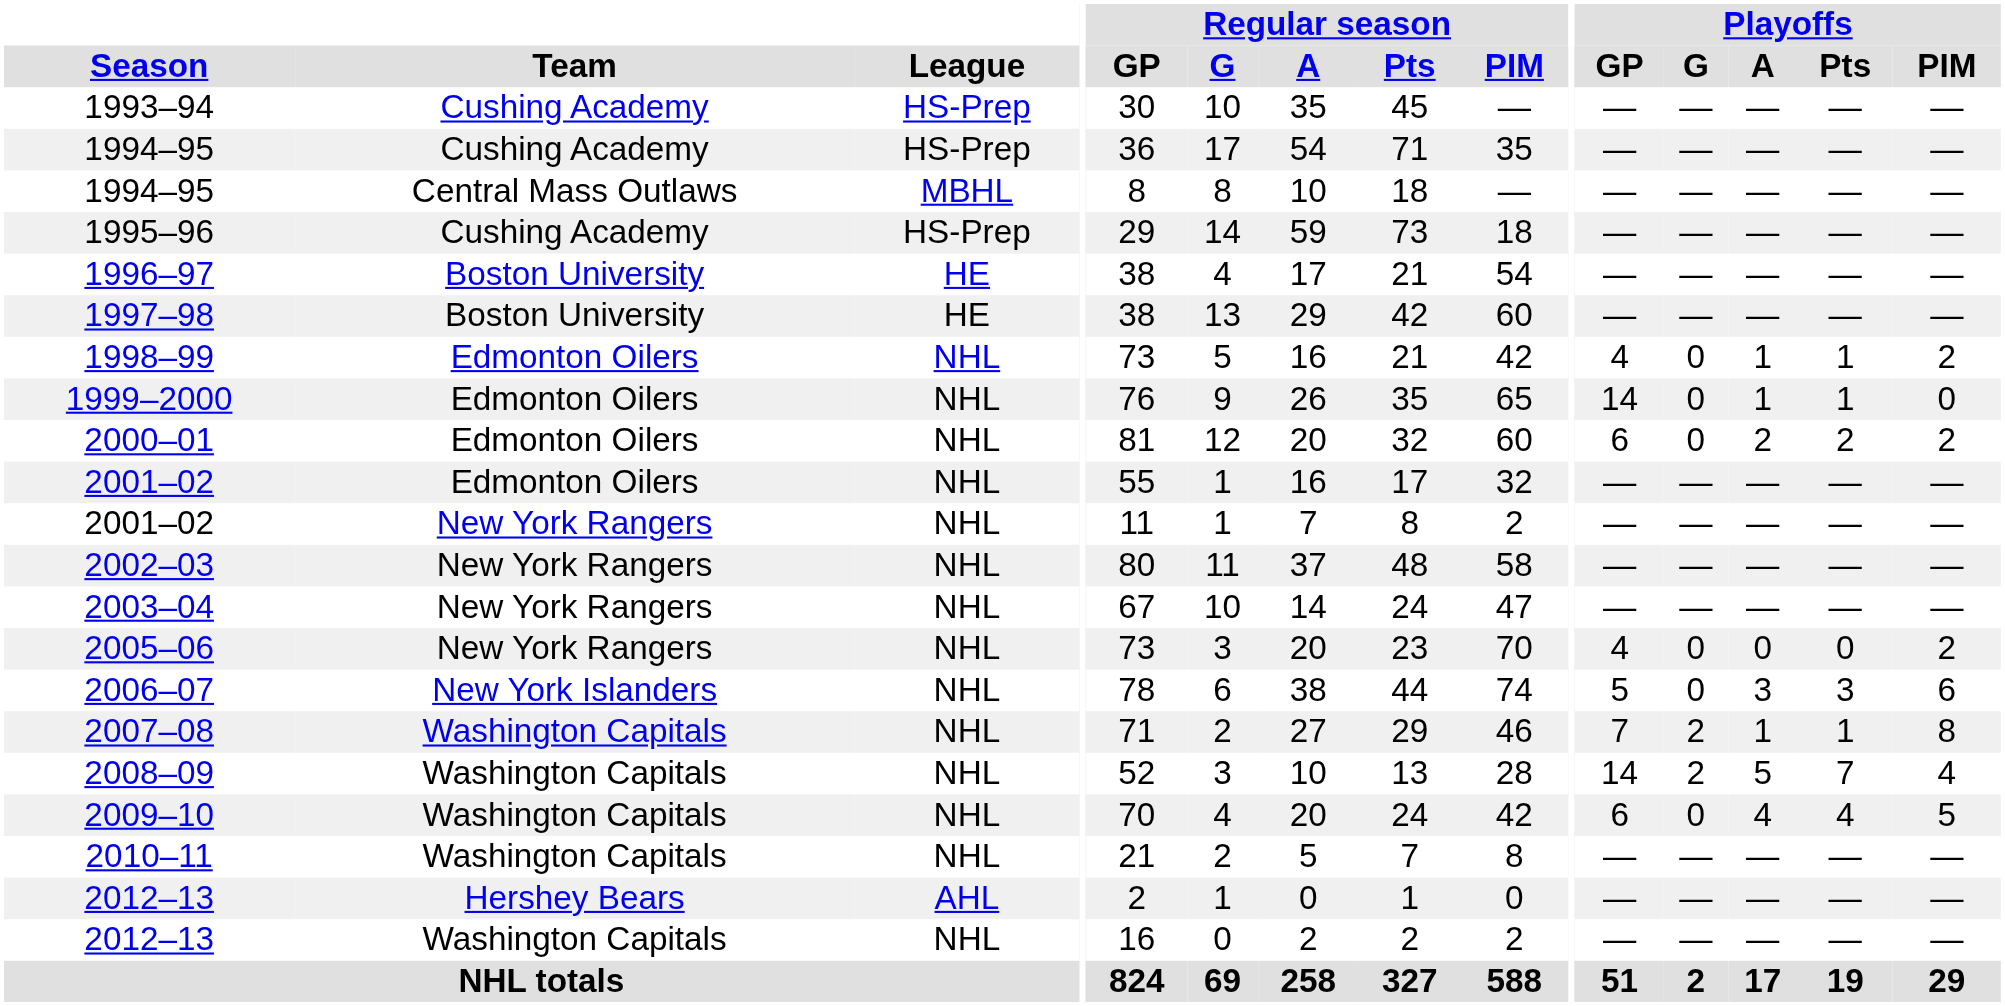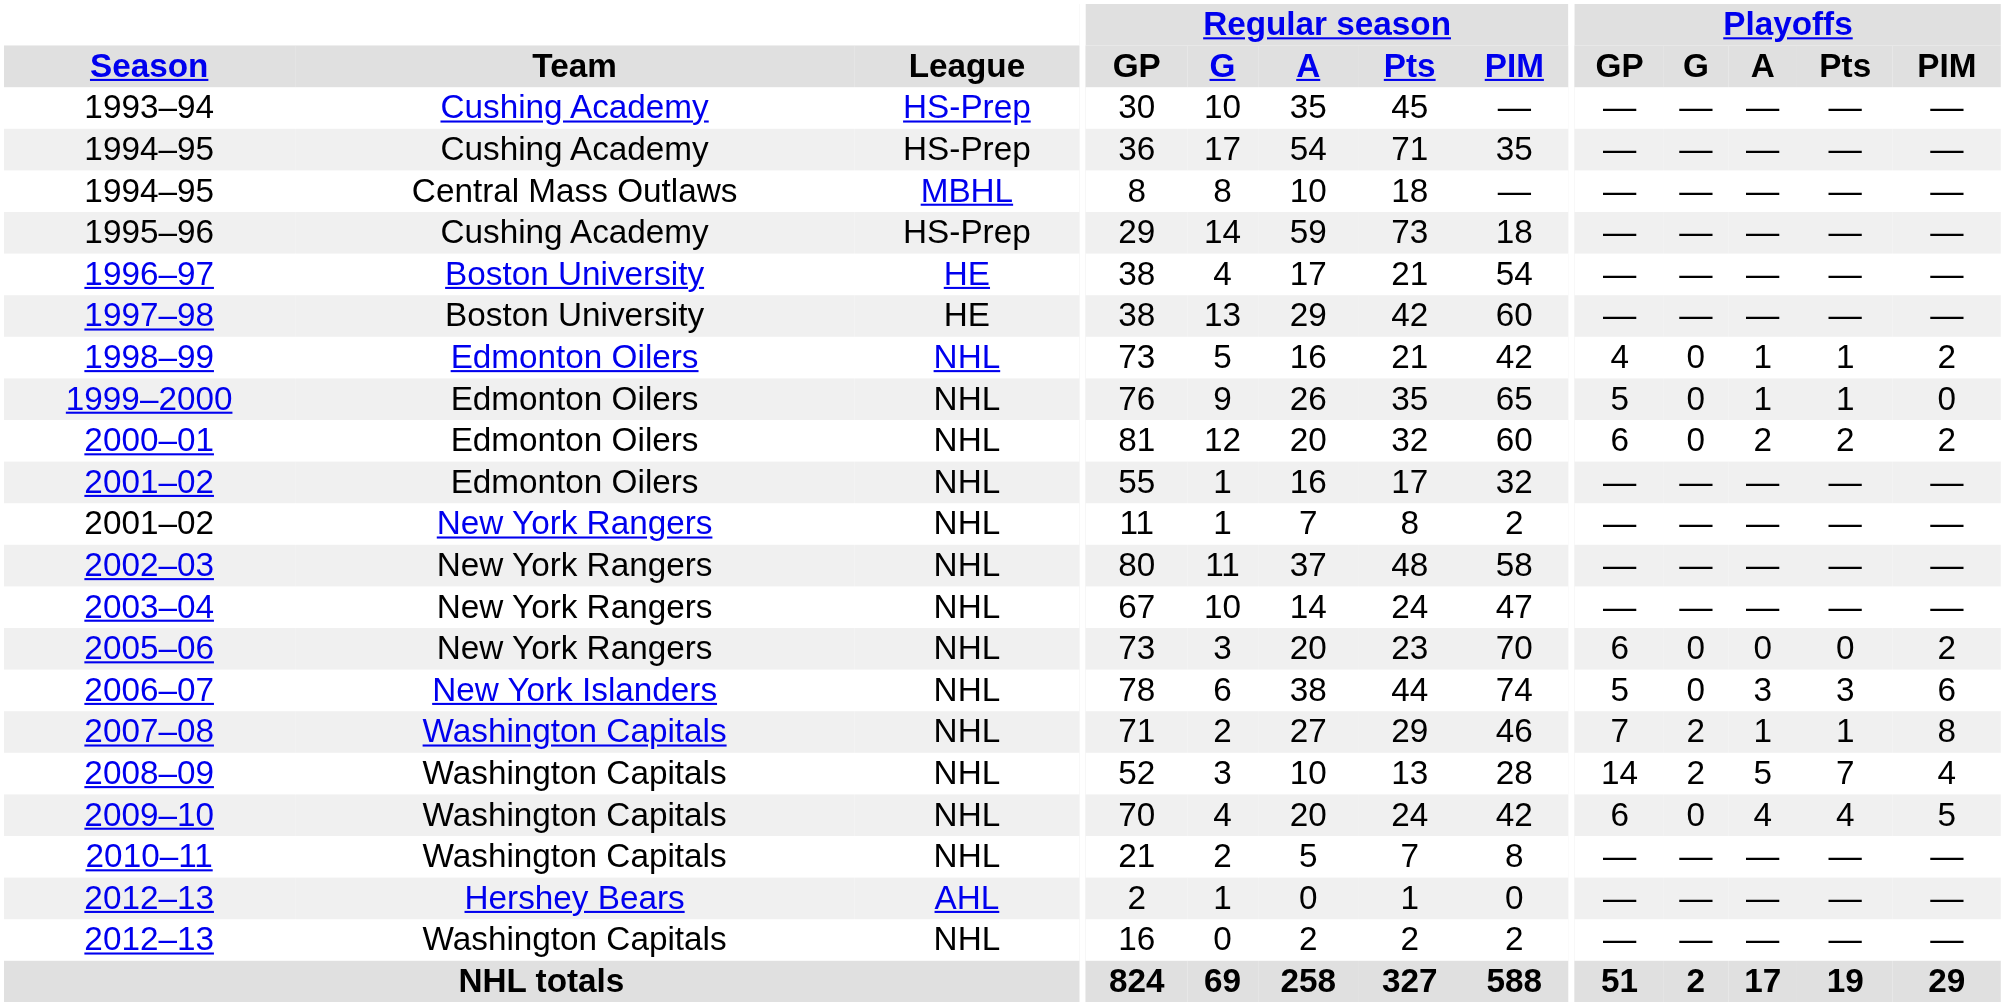(1620, 398) 14 -> (1620, 398) 5
(1620, 648) 4 -> (1620, 648) 6
